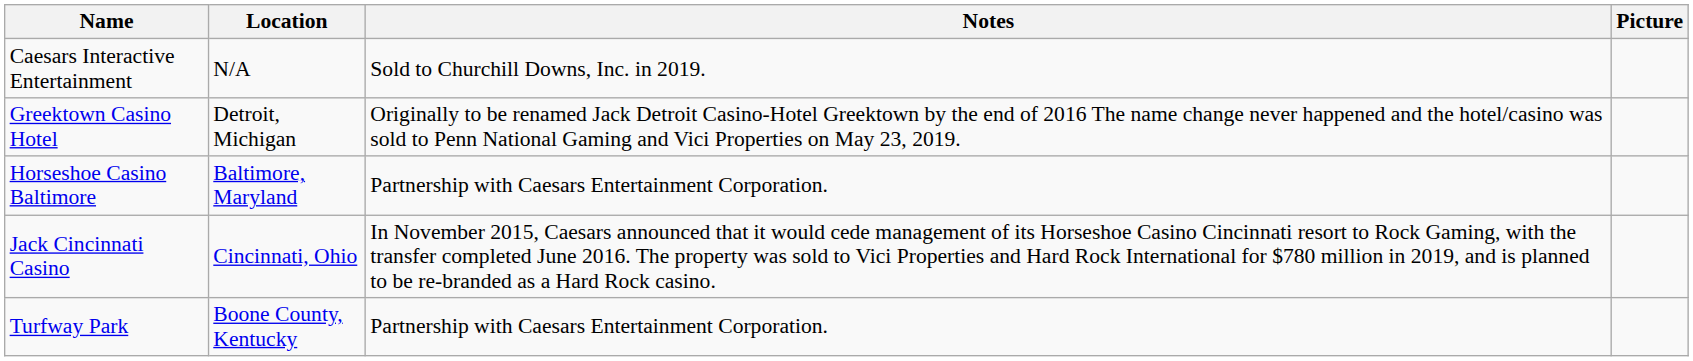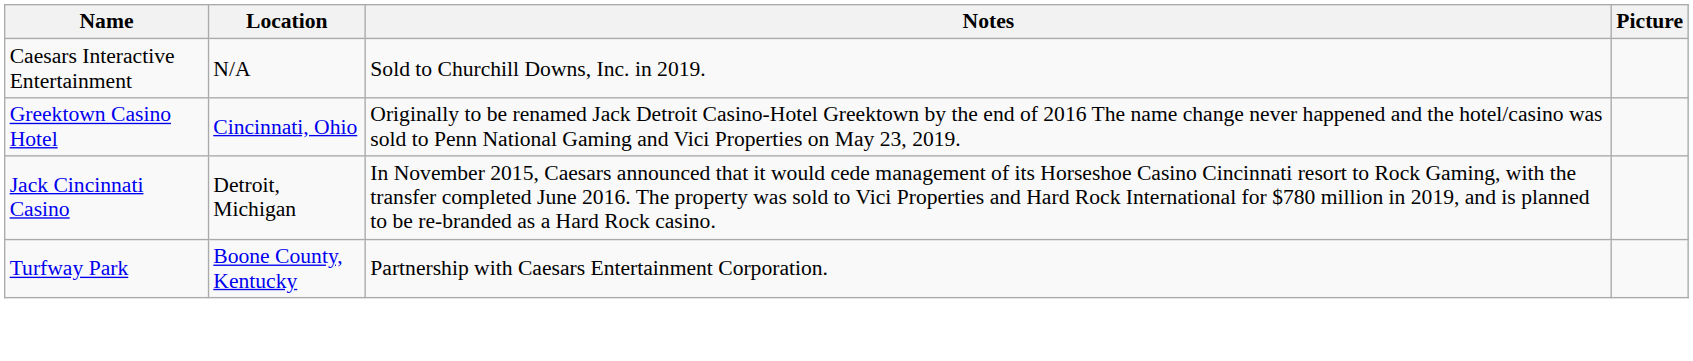(255, 126) Detroit, Michigan -> (285, 126) Cincinnati, Ohio
- row: (88, 185)
(285, 255) Cincinnati, Ohio -> (255, 197) Detroit, Michigan
